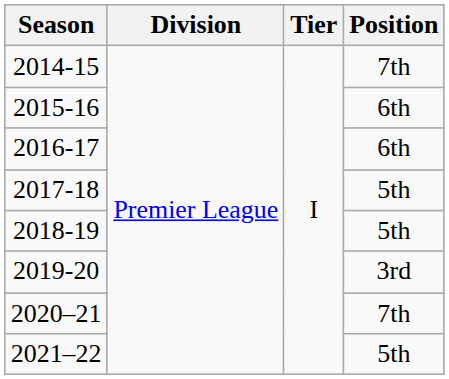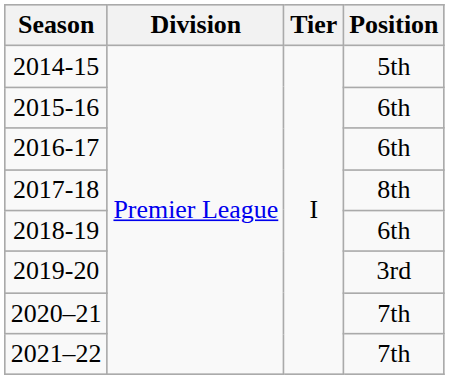(394, 66) 7th -> (394, 66) 5th
(394, 189) 5th -> (394, 189) 8th
(394, 230) 5th -> (394, 230) 6th
(394, 353) 5th -> (394, 353) 7th
